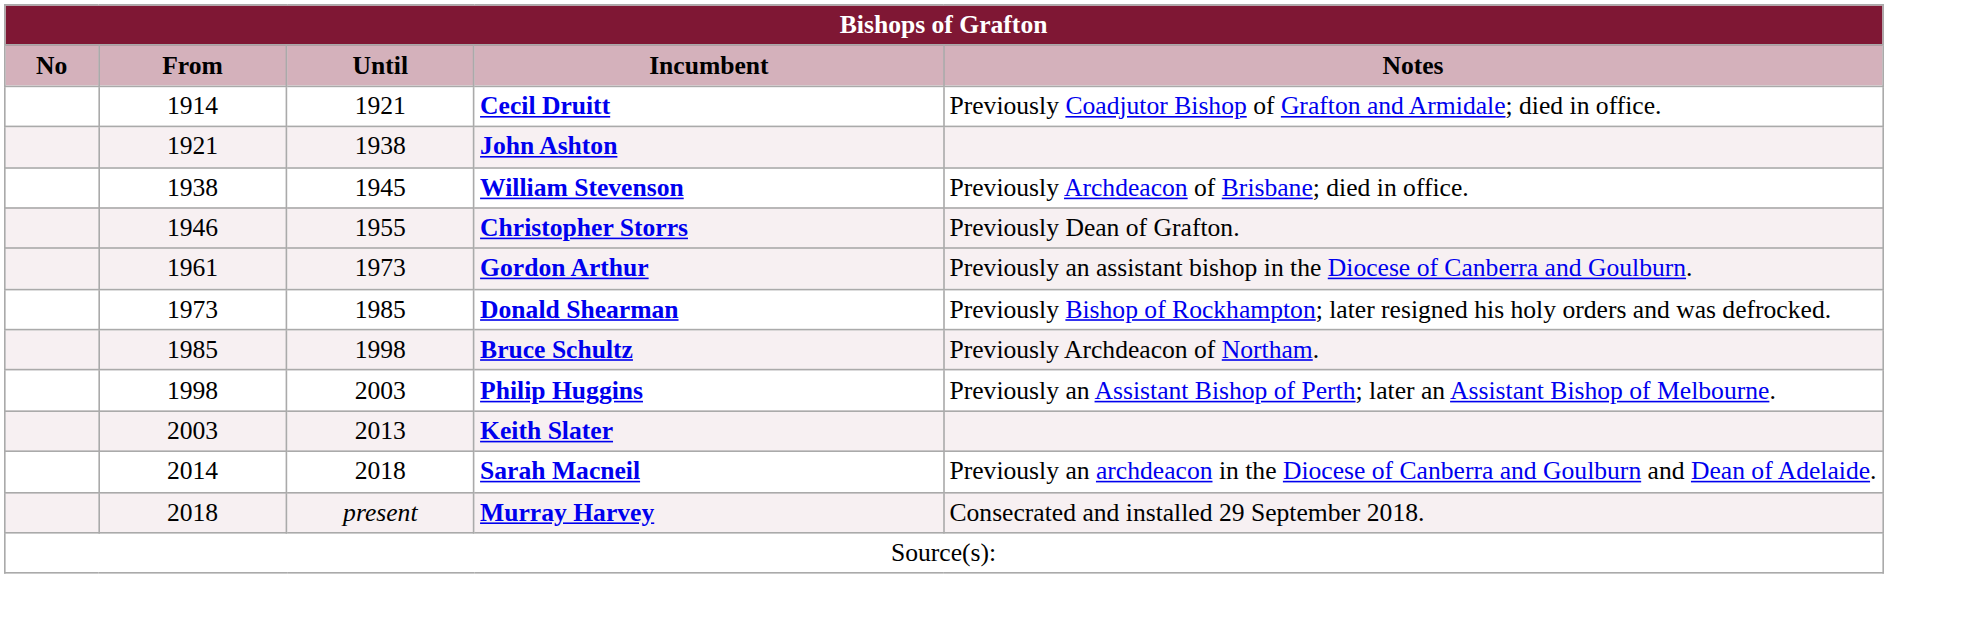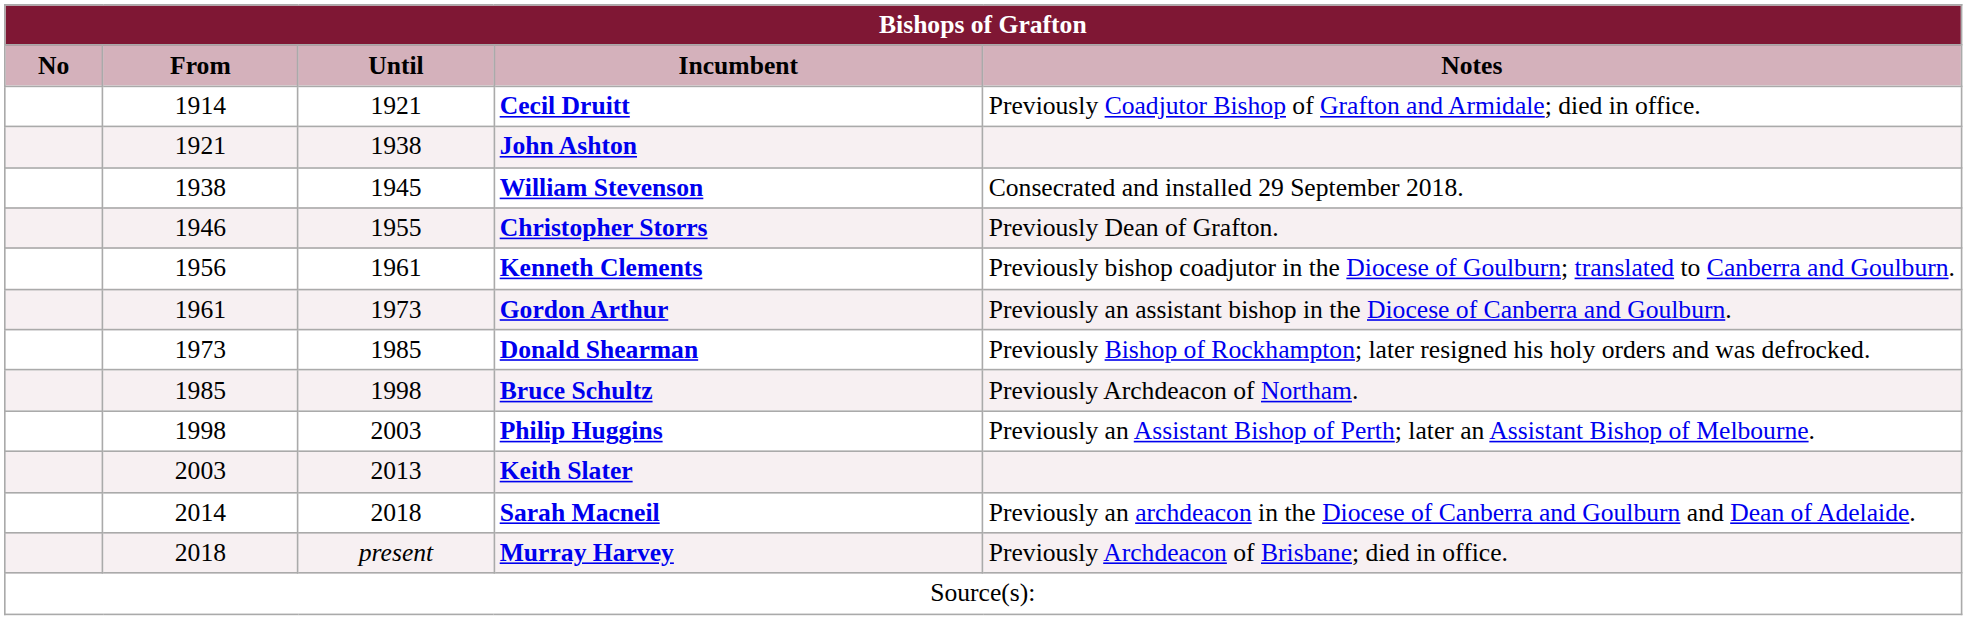(1209, 187) Previously Archdeacon of Brisbane; died in office. -> (1226, 187) Consecrated and installed 29 September 2018.
+ row: (601, 268)
(1187, 512) Consecrated and installed 29 September 2018. -> (1248, 552) Previously Archdeacon of Brisbane; died in office.
